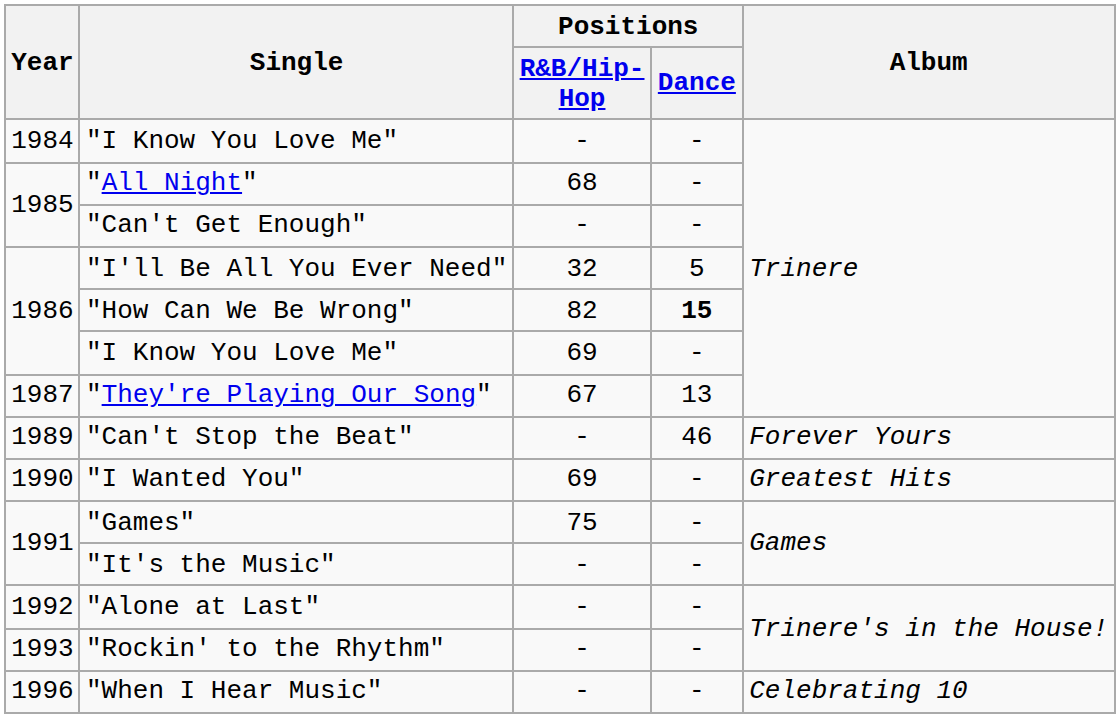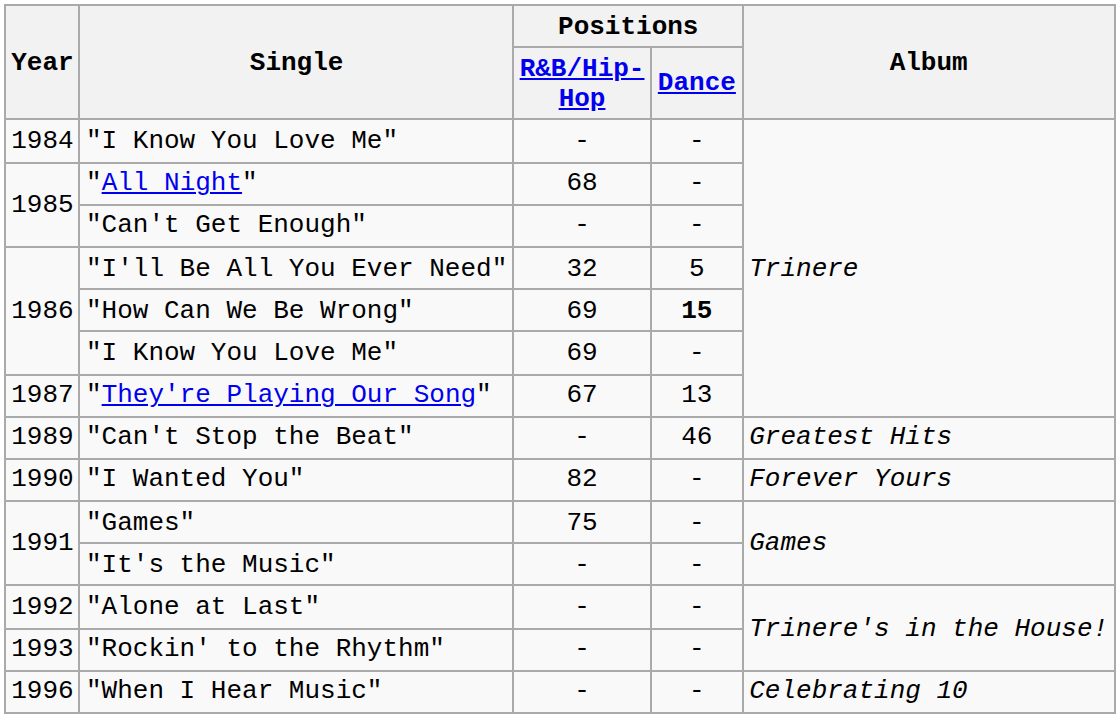(582, 310) 82 -> (582, 310) 69
(851, 438) Forever Yours -> (851, 438) Greatest Hits
(582, 480) 69 -> (582, 480) 82
(851, 480) Greatest Hits -> (851, 480) Forever Yours
